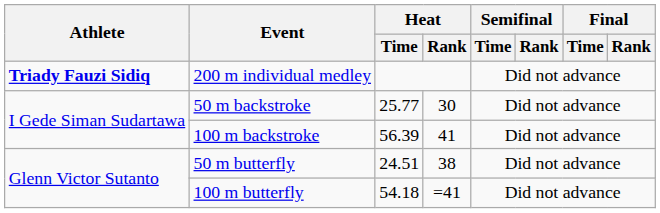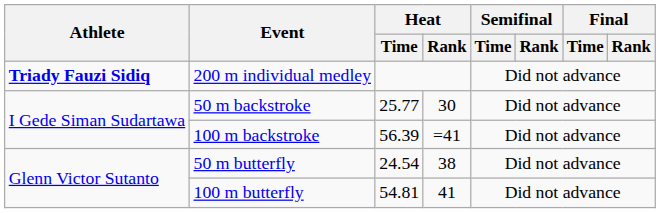(447, 134) 41 -> (447, 134) =41
(399, 163) 24.51 -> (399, 163) 24.54
(399, 193) 54.18 -> (399, 193) 54.81
(447, 193) =41 -> (447, 193) 41
